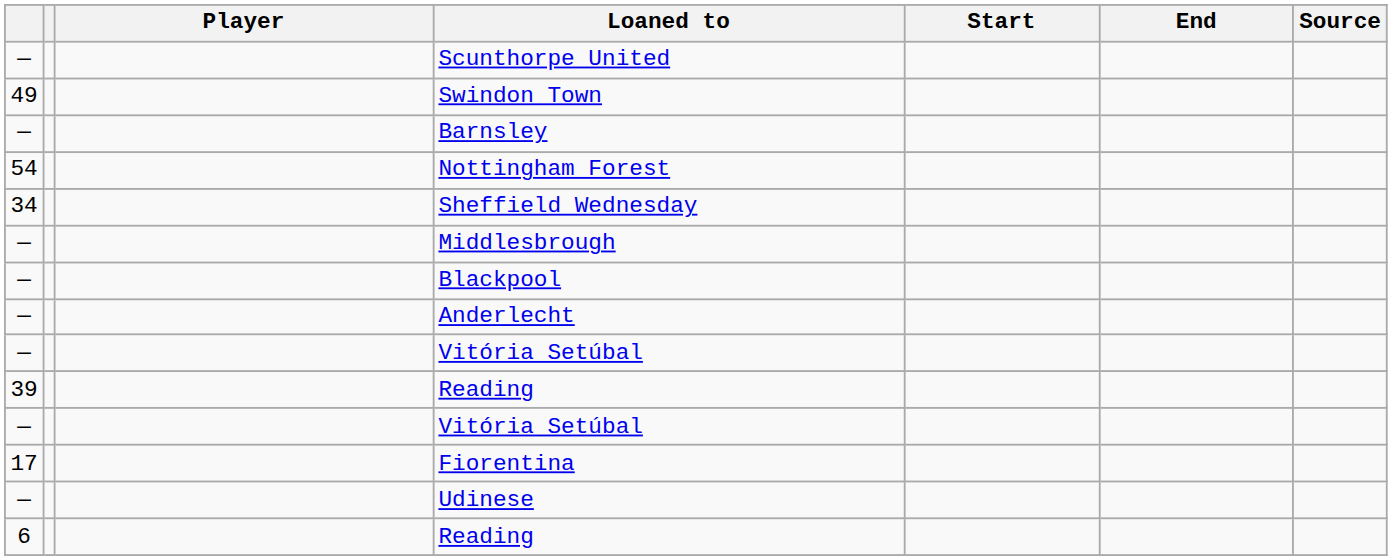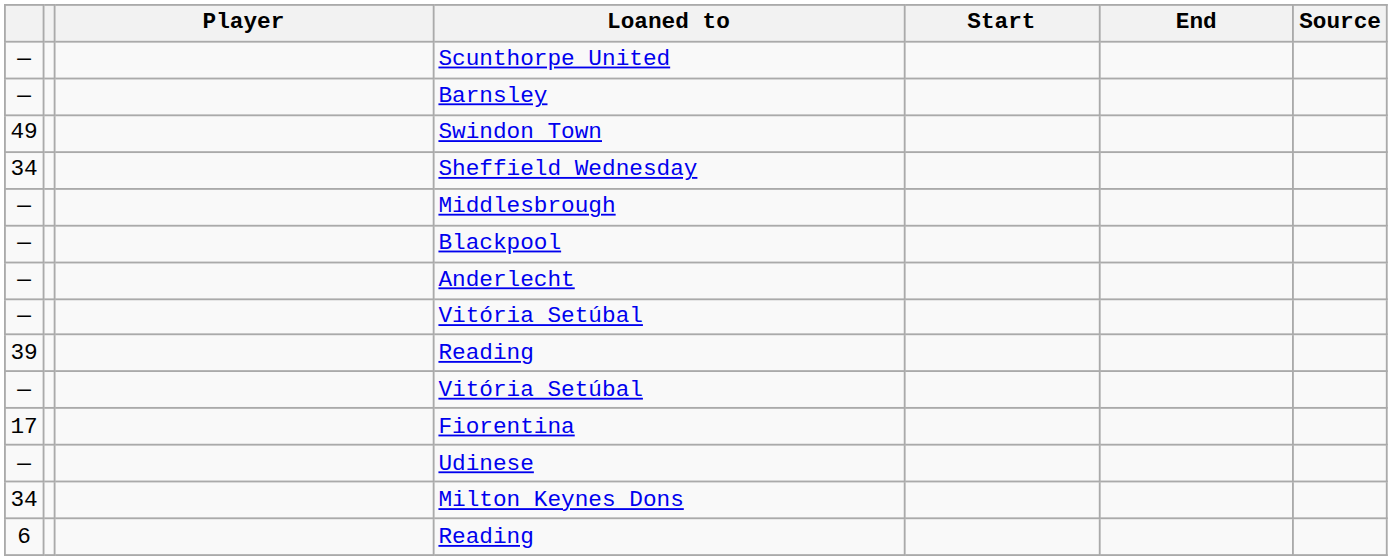rows swapped: (24, 134) <-> (24, 97)
- row: (24, 170)
+ row: (24, 501)
